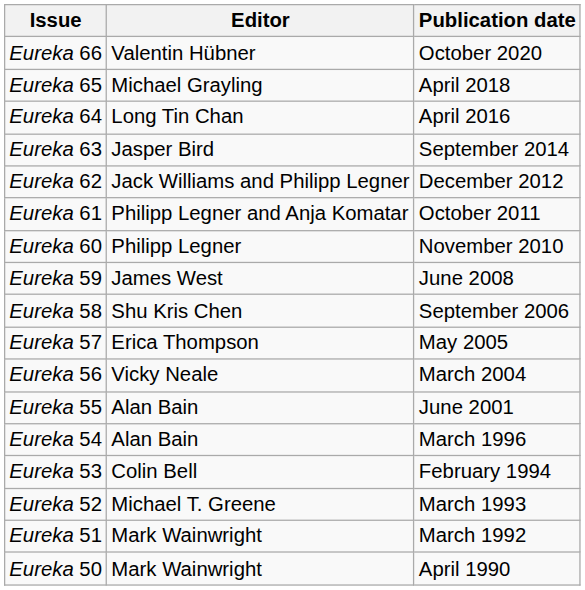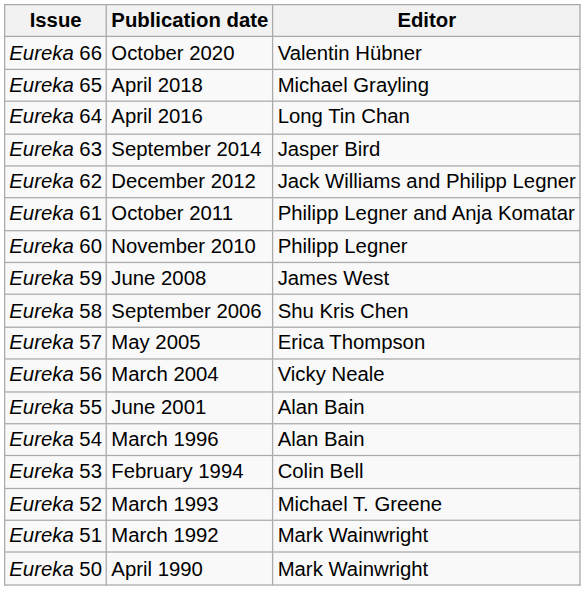columns swapped: (497, 20) <-> (260, 20)
